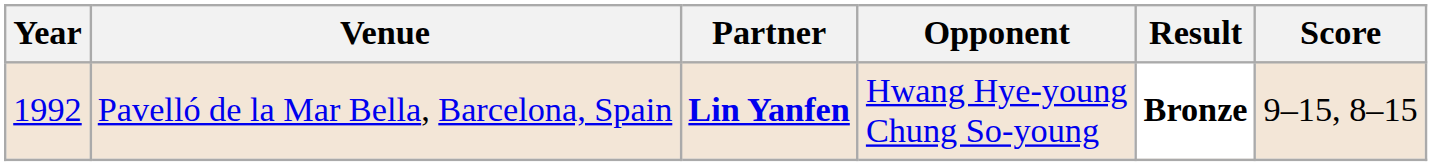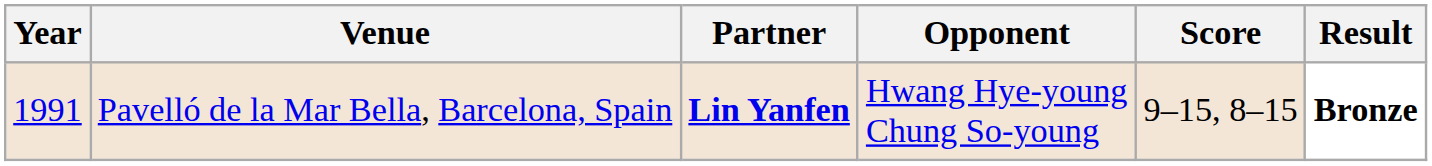columns swapped: (1341, 33) <-> (1196, 33)
(47, 109) 1992 -> (47, 109) 1991
